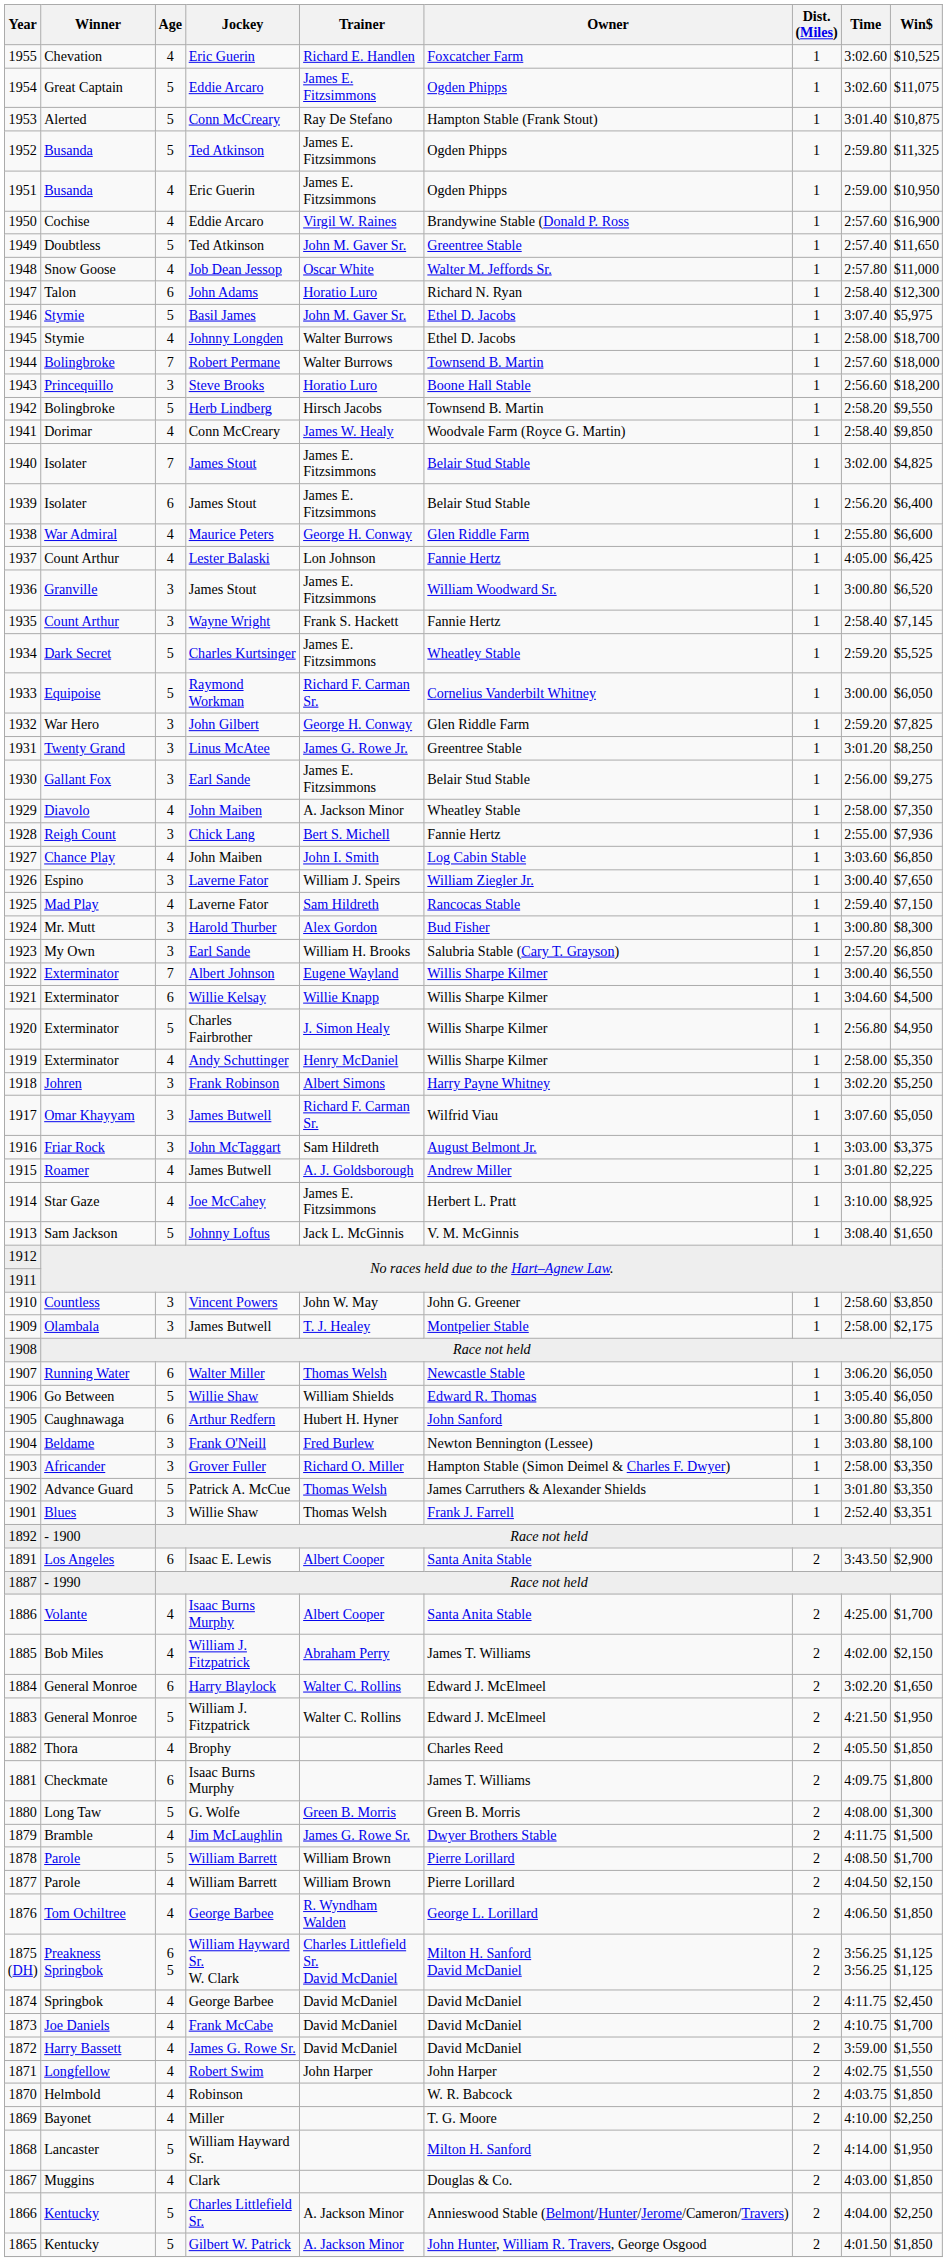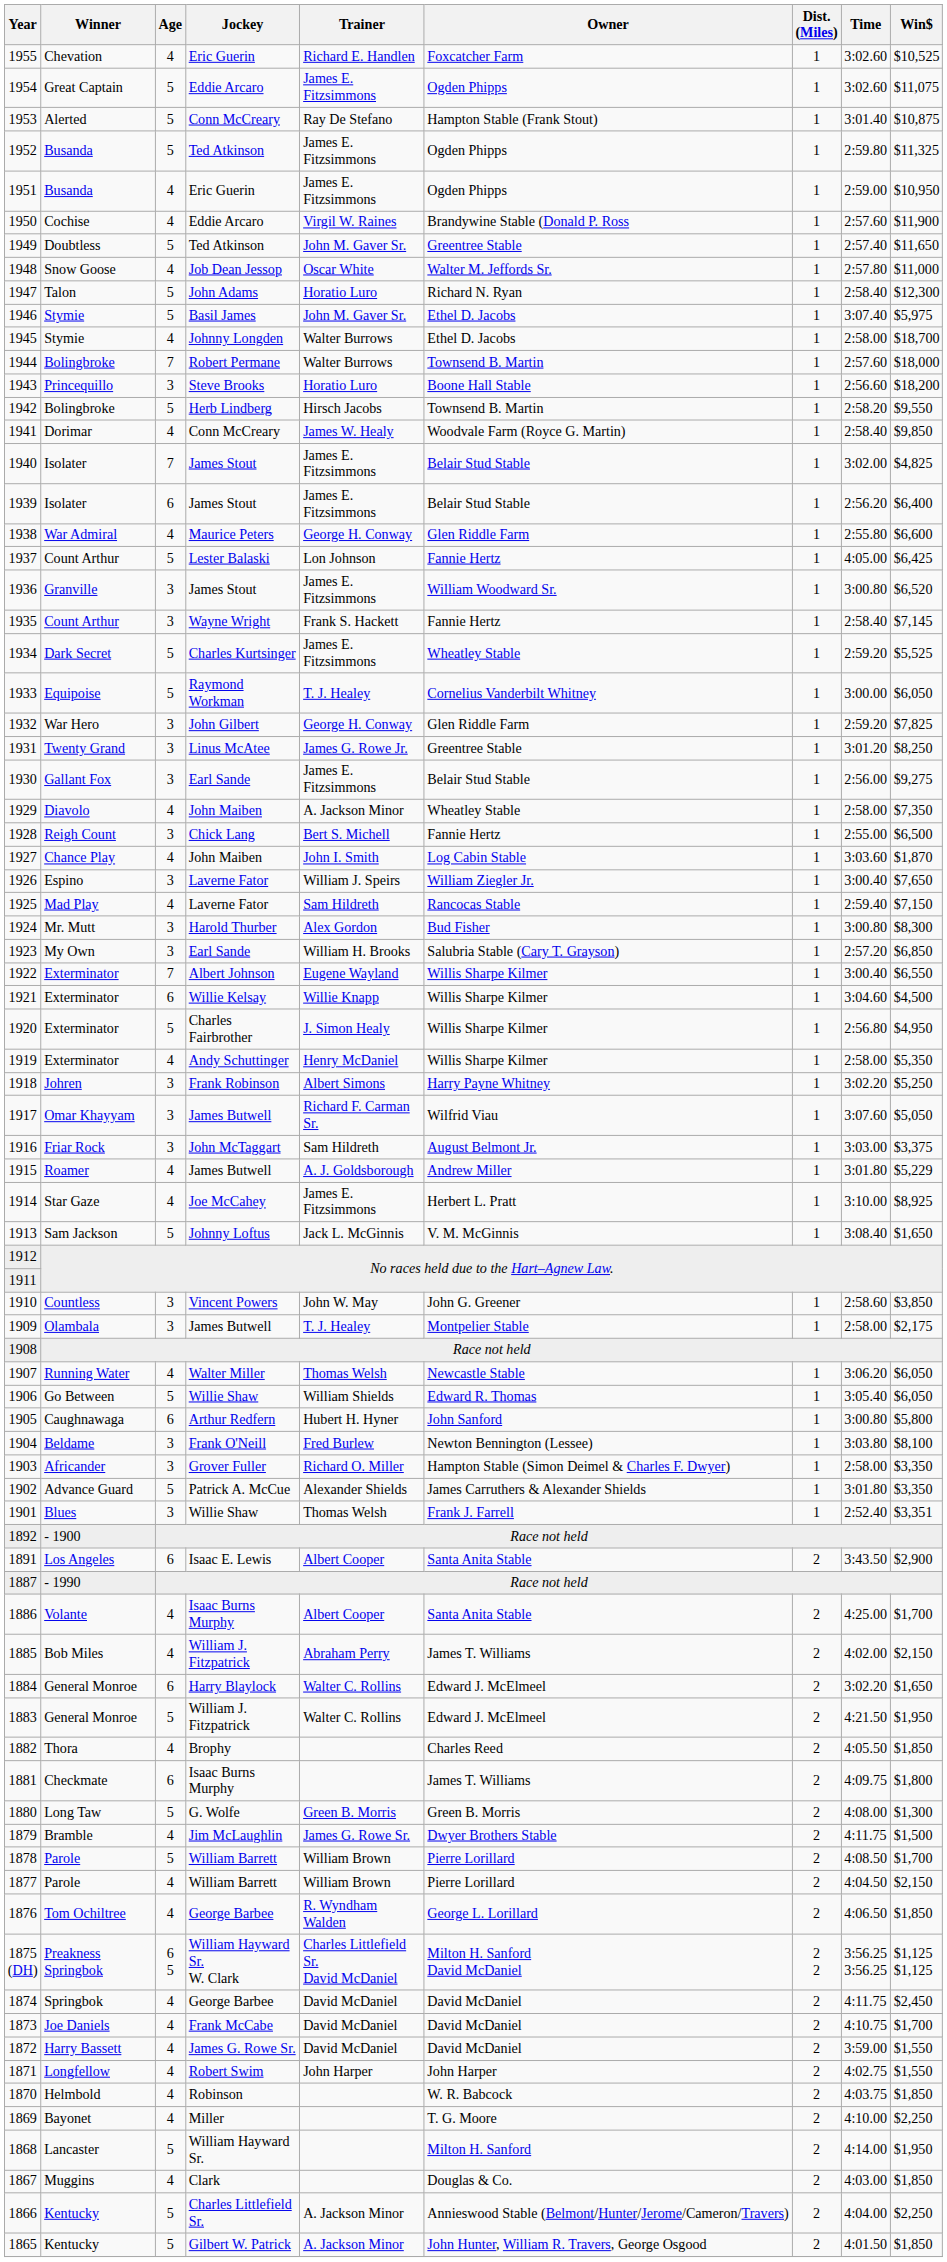(917, 222) $16,900 -> (916, 222) $11,900
(170, 292) 6 -> (170, 292) 5
(170, 558) 4 -> (170, 558) 5
(356, 693) Richard F. Carman Sr. -> (337, 693) T. J. Healey
(913, 834) $7,936 -> (913, 834) $6,500
(913, 858) $6,850 -> (913, 858) $1,870
(913, 1170) $2,225 -> (913, 1170) $5,229
(170, 1373) 6 -> (170, 1373) 4
(345, 1489) Thomas Welsh -> (355, 1489) Alexander Shields
